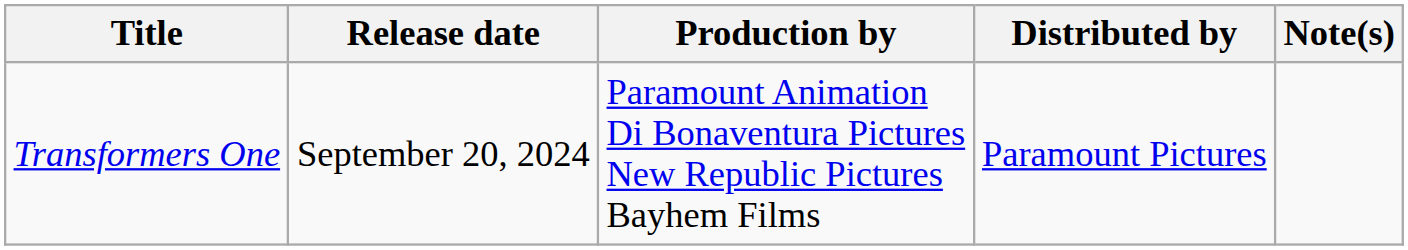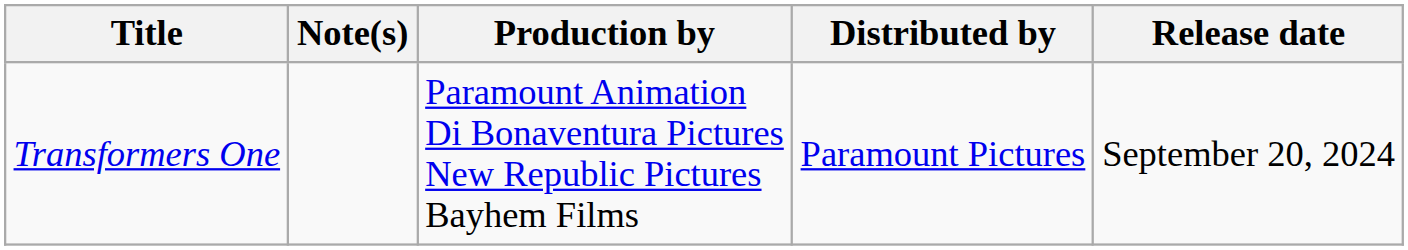columns swapped: (443, 33) <-> (1339, 33)
